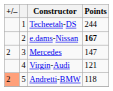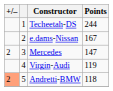(91, 38) bold -> (91, 38) normal
(91, 65) 121 -> (91, 65) 119
